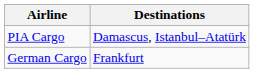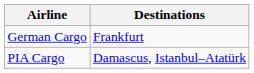rows swapped: (47, 57) <-> (36, 36)
